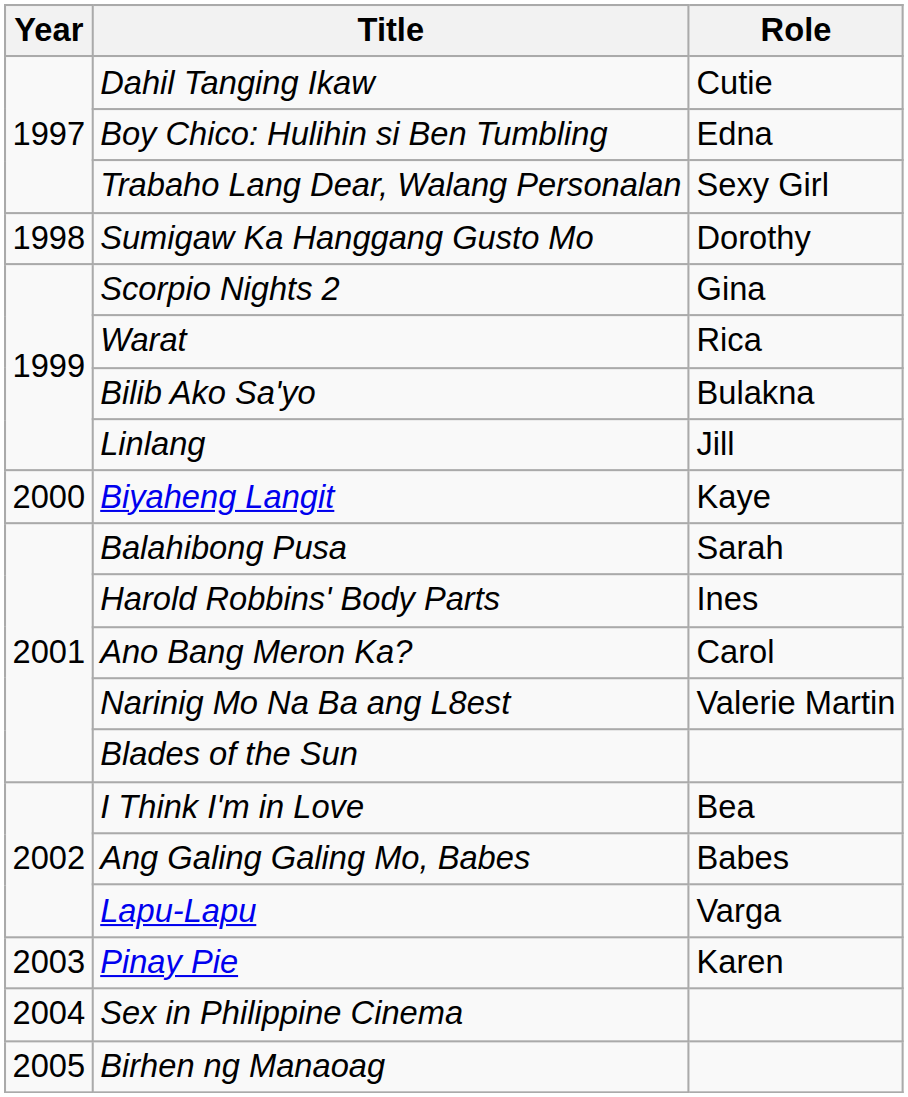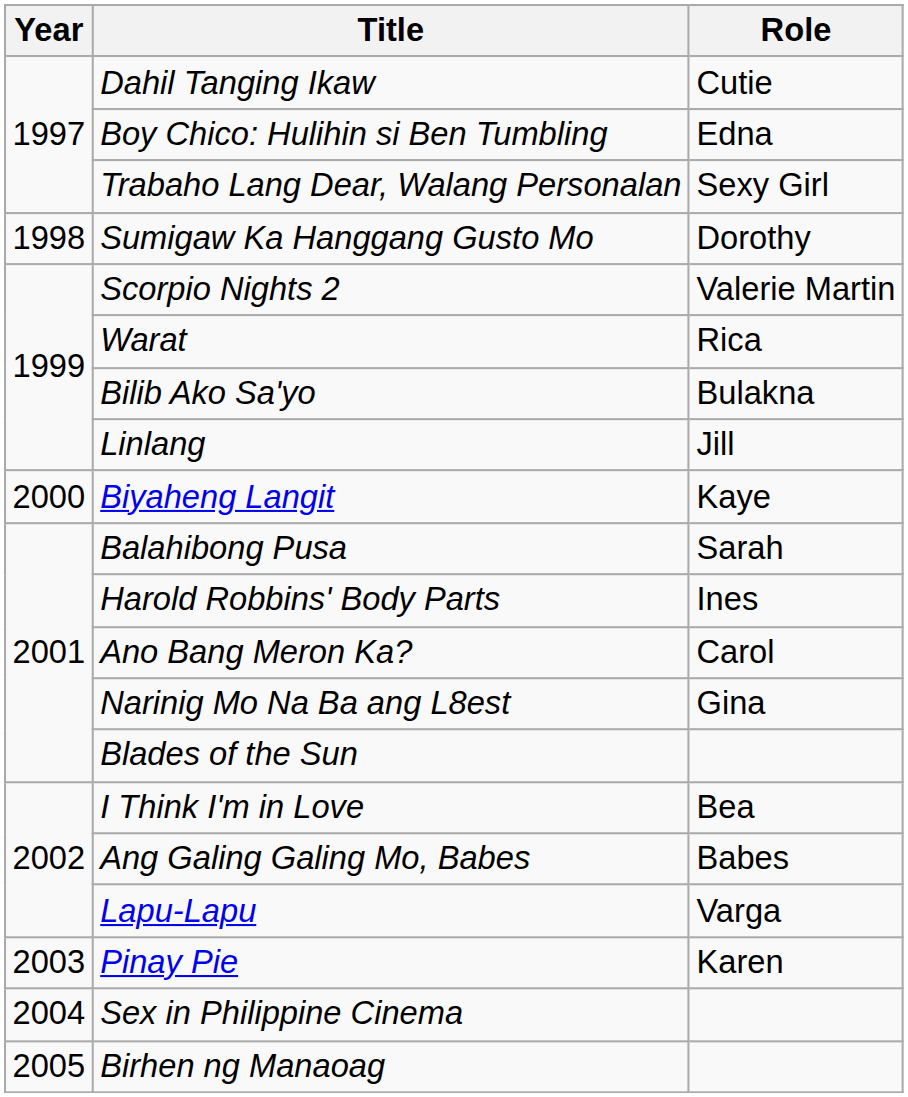(731, 289) Gina -> (796, 289) Valerie Martin
(796, 703) Valerie Martin -> (731, 703) Gina
